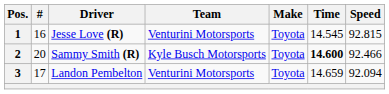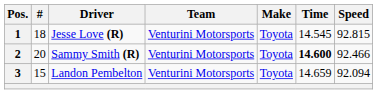(40, 34) 16 -> (40, 34) 18
(207, 54) Kyle Busch Motorsports -> (201, 54) Venturini Motorsports
(40, 73) 17 -> (40, 73) 15
